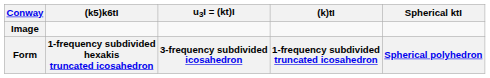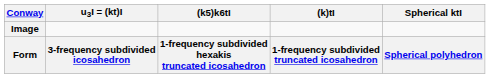columns swapped: (214, 13) <-> (102, 13)
